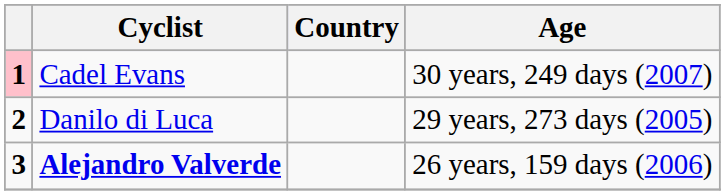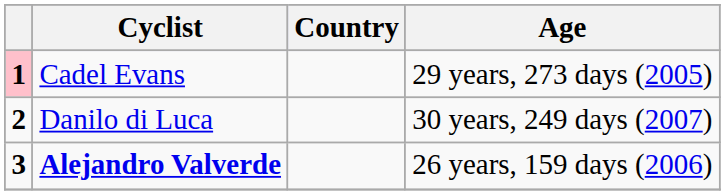(562, 73) 30 years, 249 days (2007) -> (562, 73) 29 years, 273 days (2005)
(562, 119) 29 years, 273 days (2005) -> (562, 119) 30 years, 249 days (2007)
